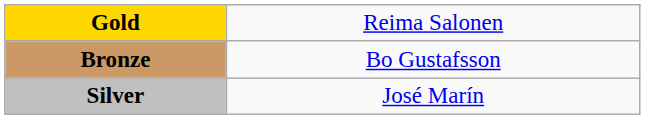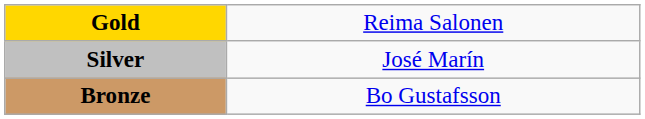rows swapped: (115, 95) <-> (115, 59)
